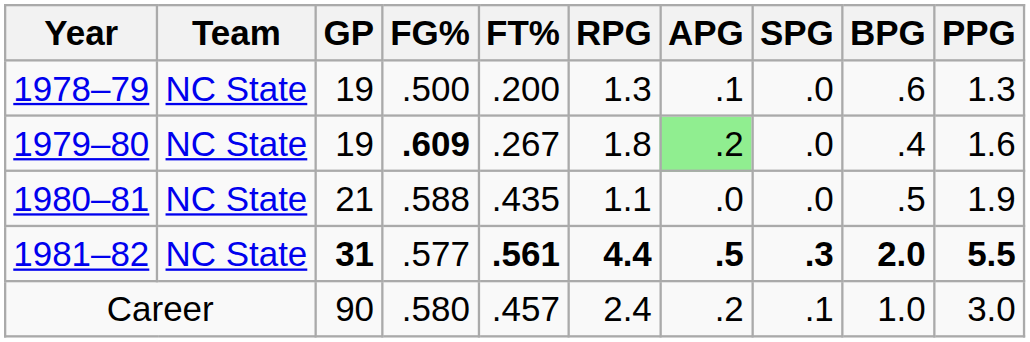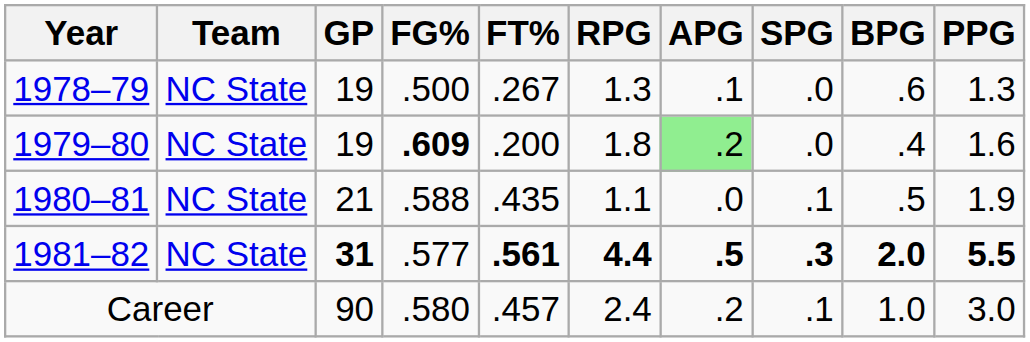(526, 88) .200 -> (526, 88) .267
(526, 144) .267 -> (526, 144) .200
(819, 199) .0 -> (819, 199) .1
